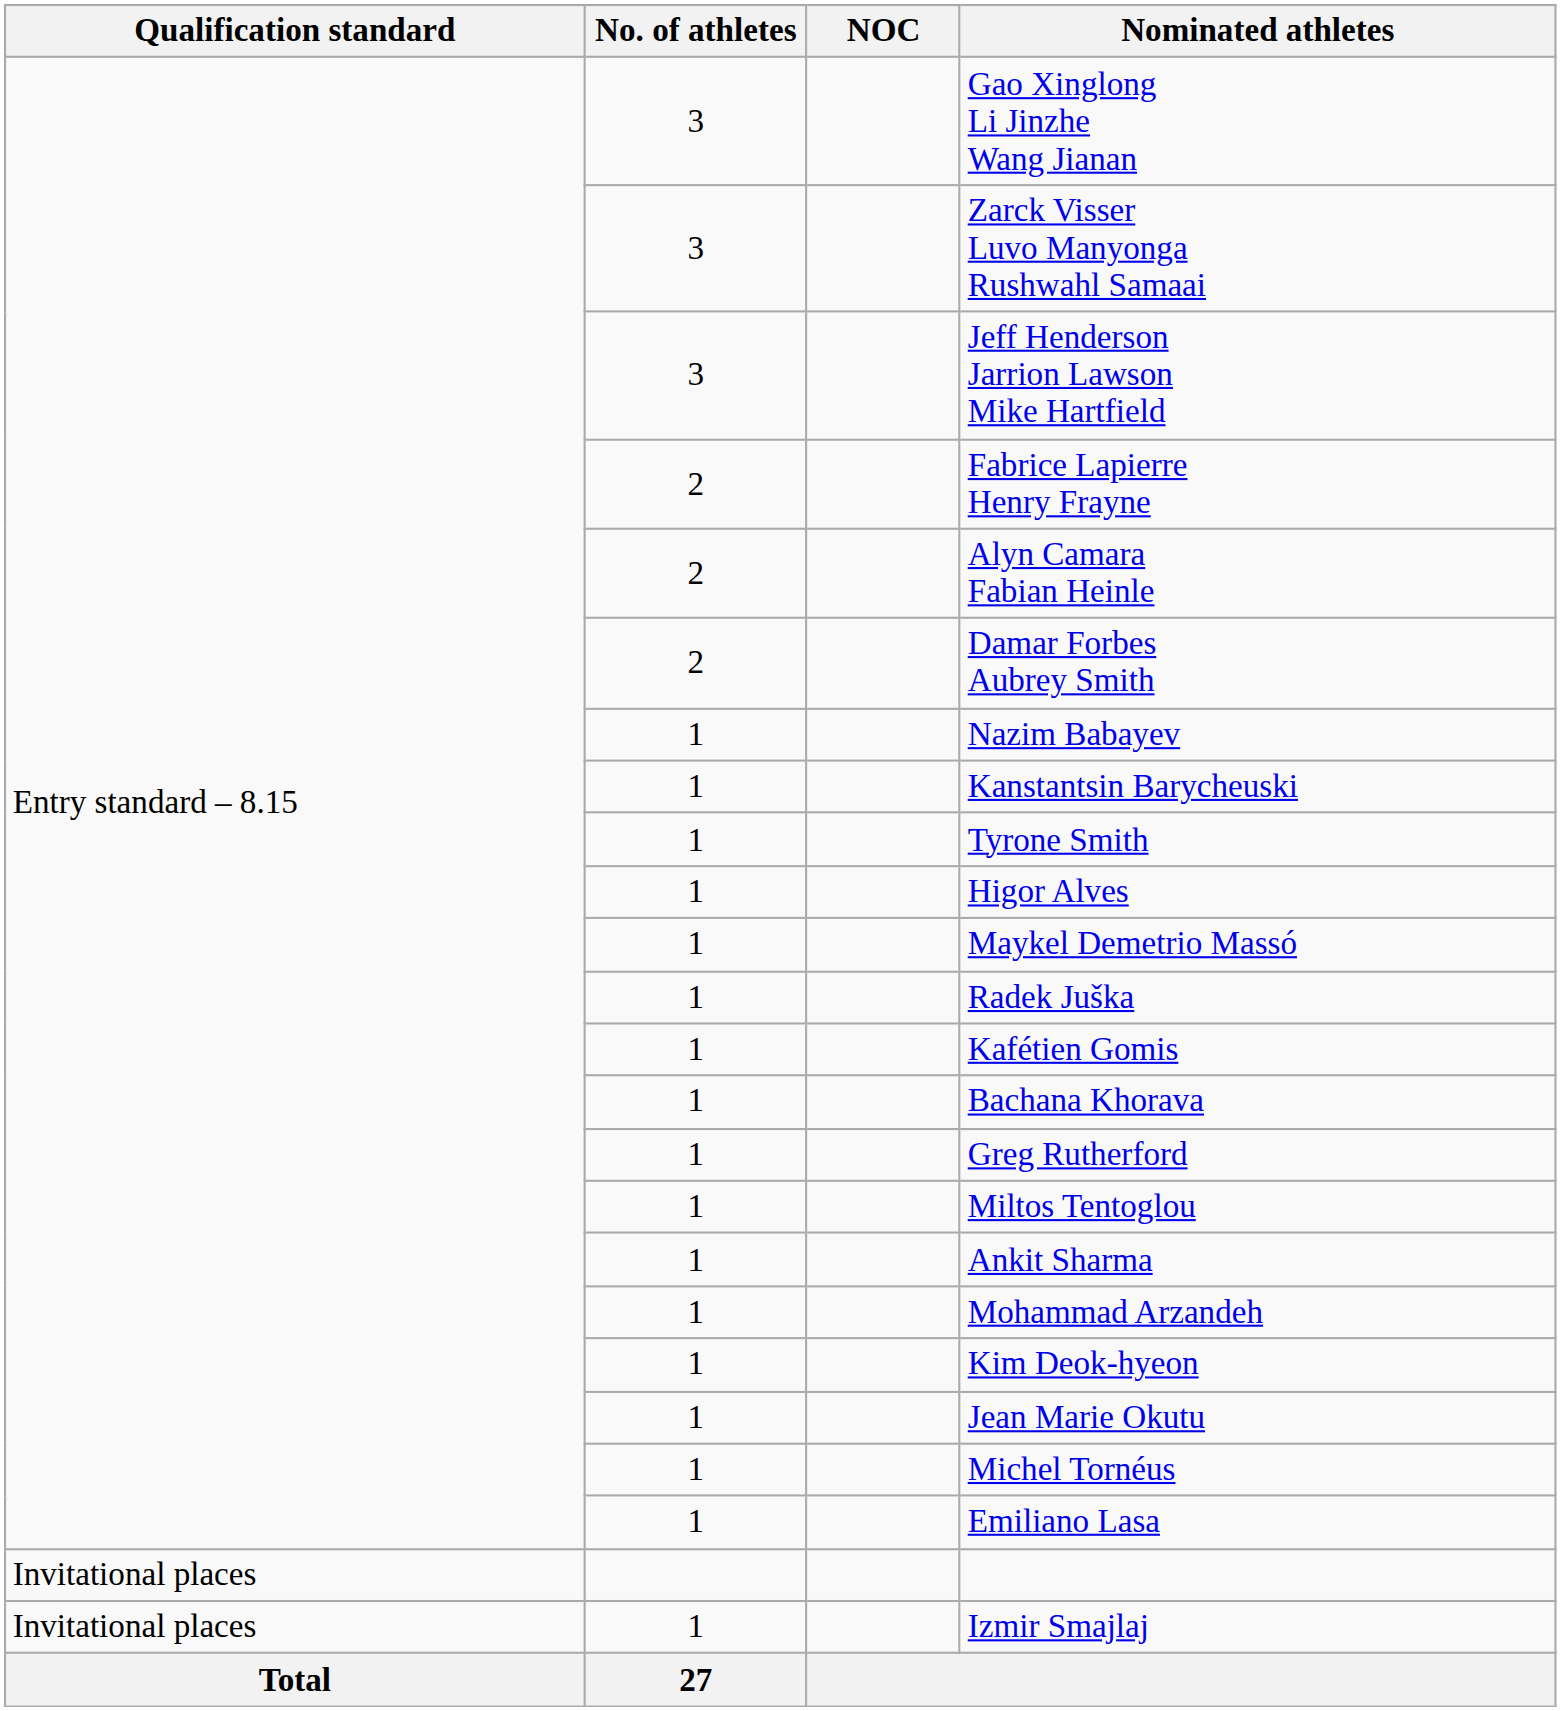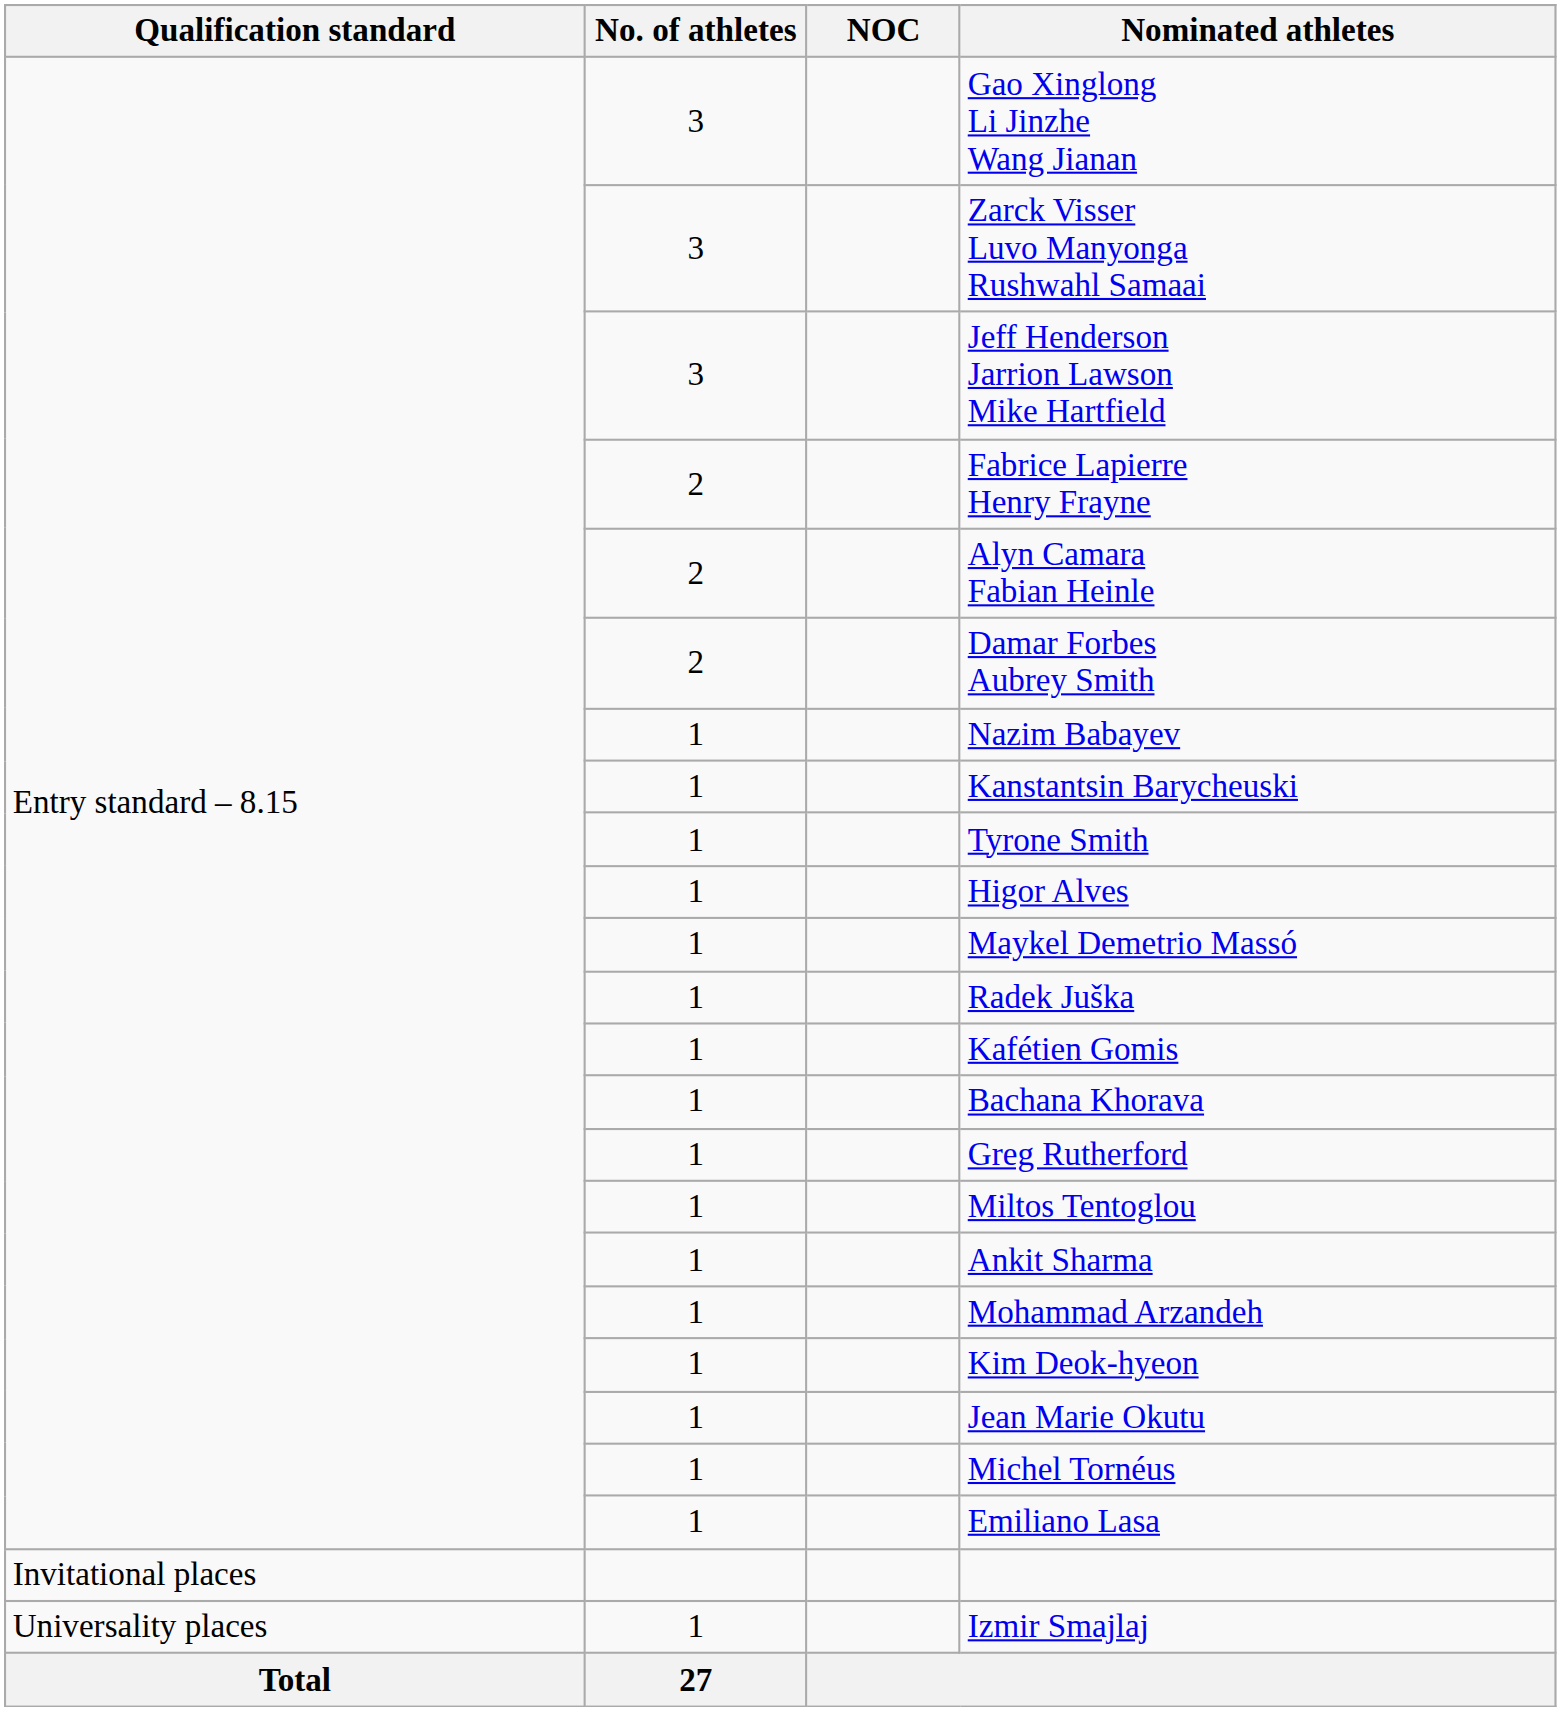(135, 1626) Invitational places -> (140, 1626) Universality places
